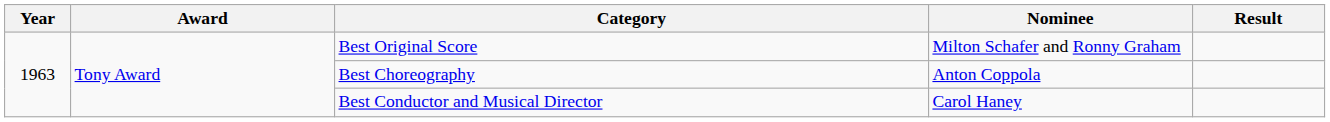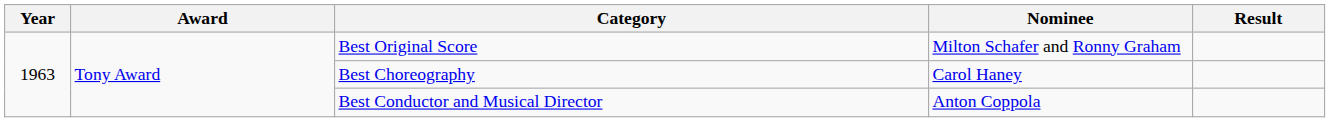(986, 74) Anton Coppola -> (977, 74) Carol Haney
(977, 102) Carol Haney -> (986, 102) Anton Coppola
